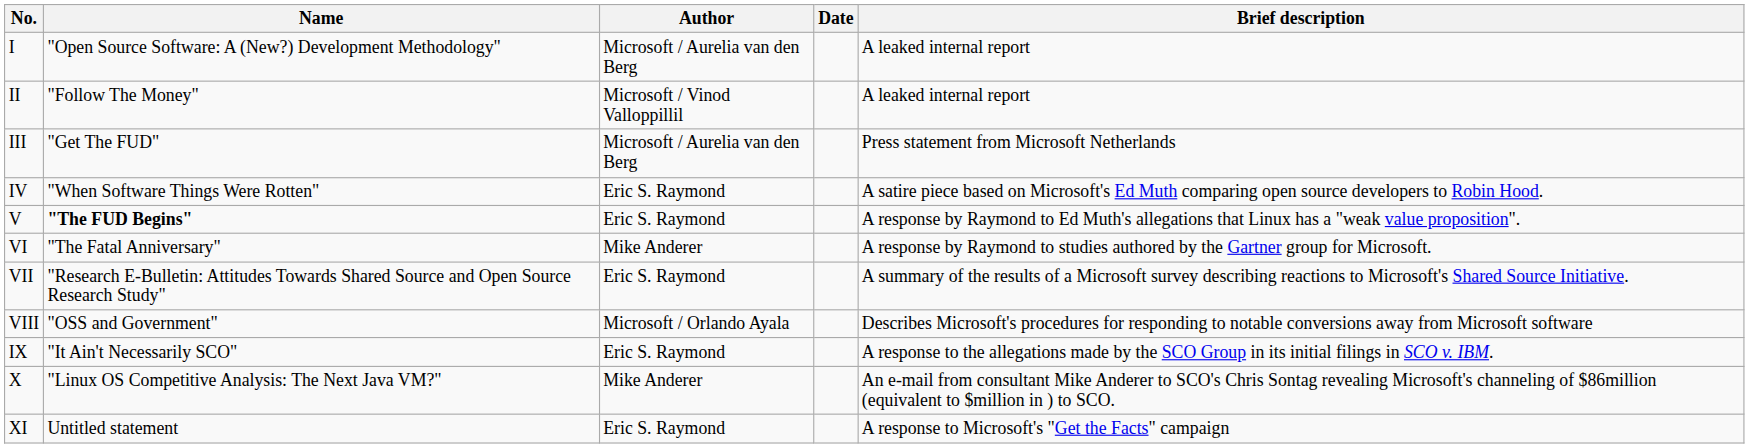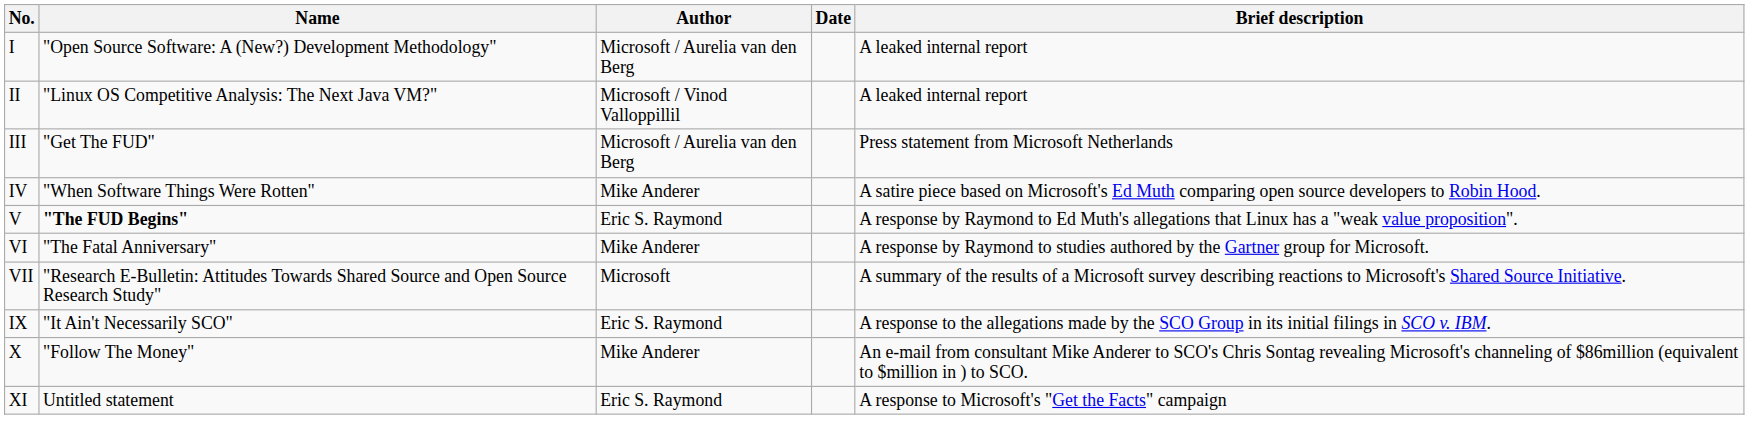(123, 94) "Follow The Money" -> (240, 94) "Linux OS Competitive Analysis: The Next Java VM?"
(664, 191) Eric S. Raymond -> (650, 191) Mike Anderer
(664, 275) Eric S. Raymond -> (635, 275) Microsoft
- row: (24, 323)
(244, 380) "Linux OS Competitive Analysis: The Next Java VM?" -> (119, 351) "Follow The Money"
